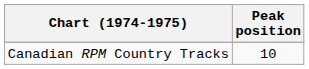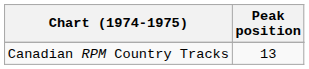(268, 54) 10 -> (268, 54) 13
